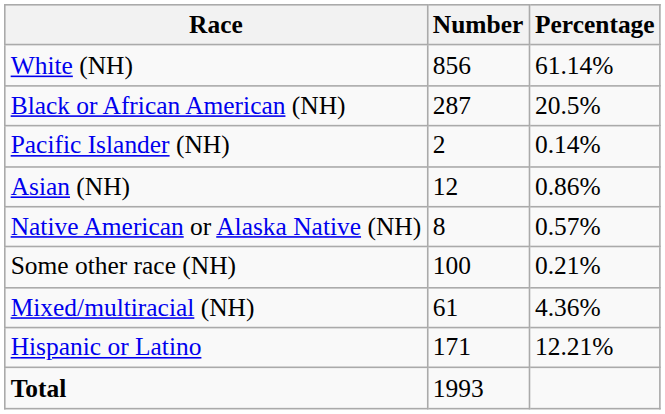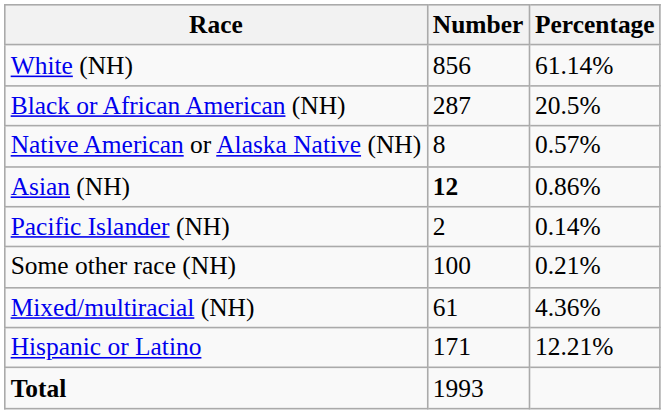rows swapped: (216, 226) <-> (120, 145)
(446, 186) normal -> (446, 186) bold
